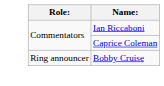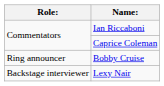+ row: (112, 73)
